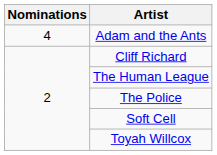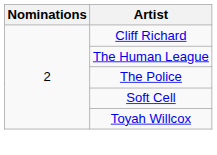- row: (151, 35)
